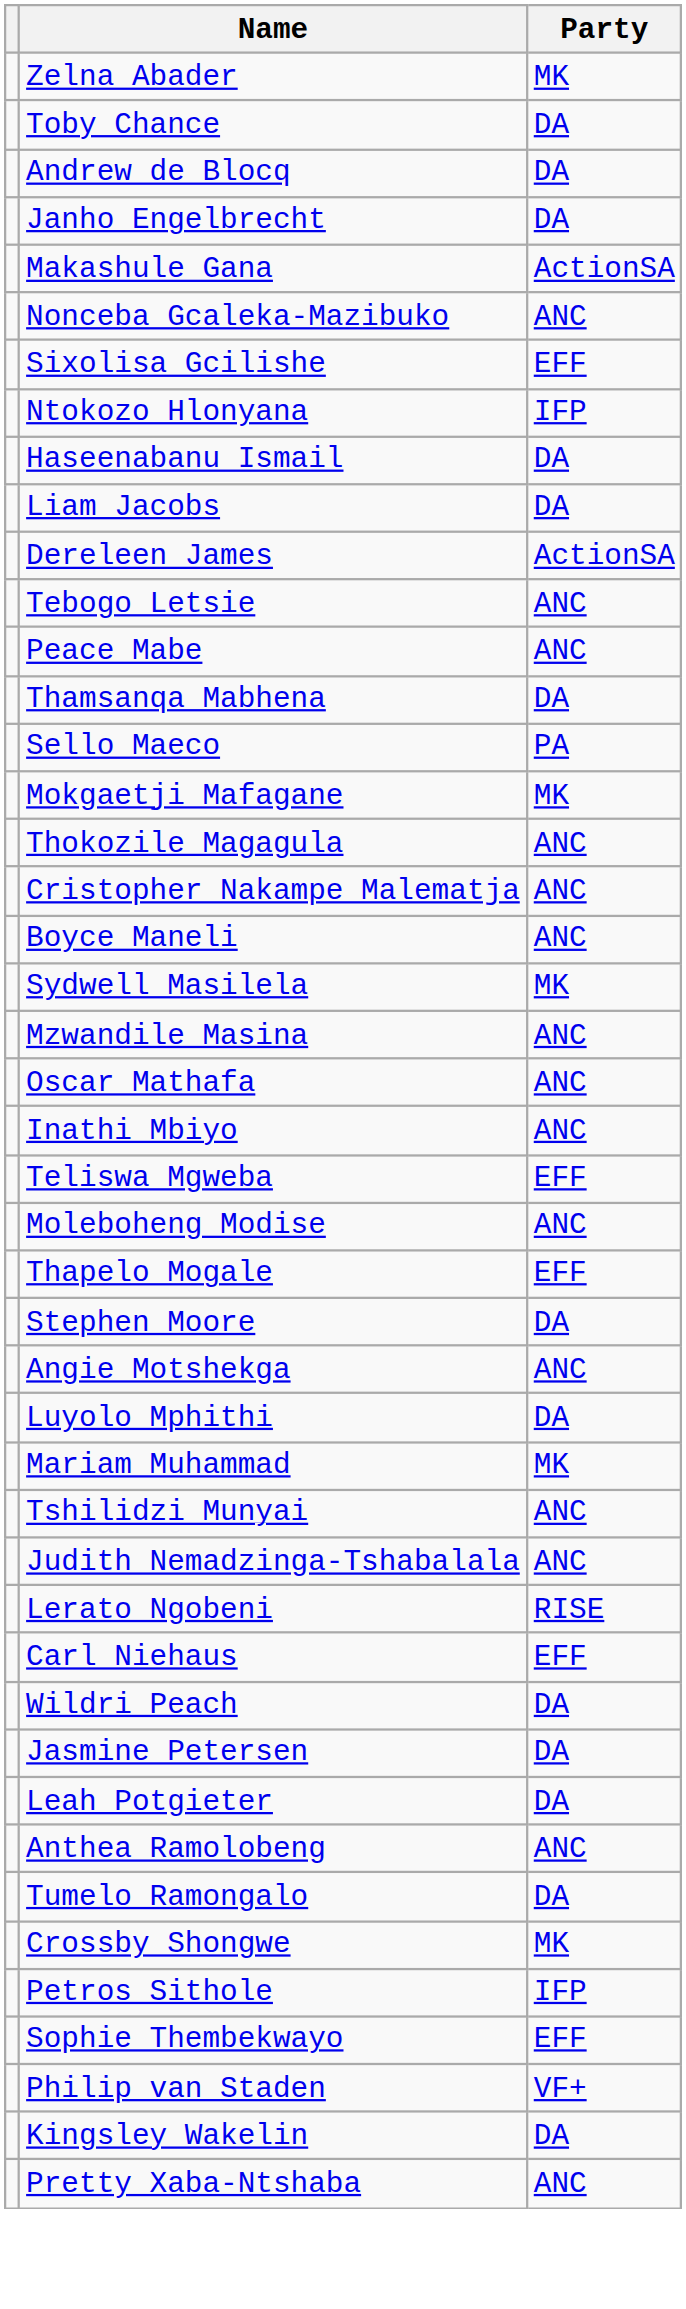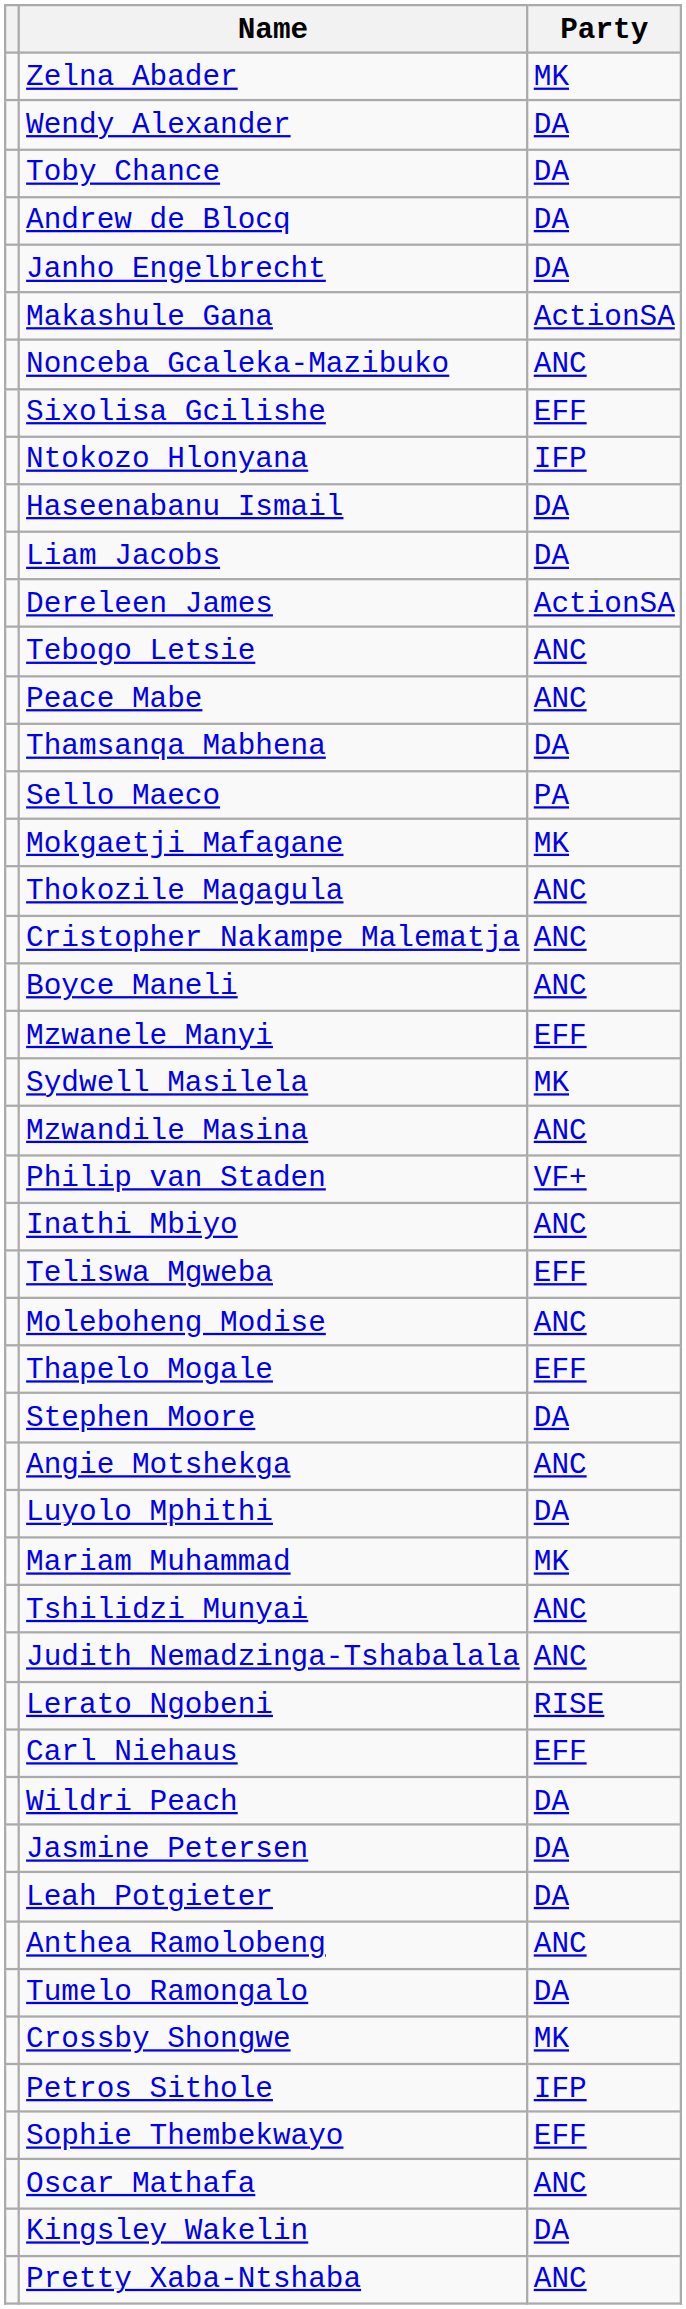+ row: (158, 125)
+ row: (150, 1035)
rows swapped: (141, 1083) <-> (176, 2088)
